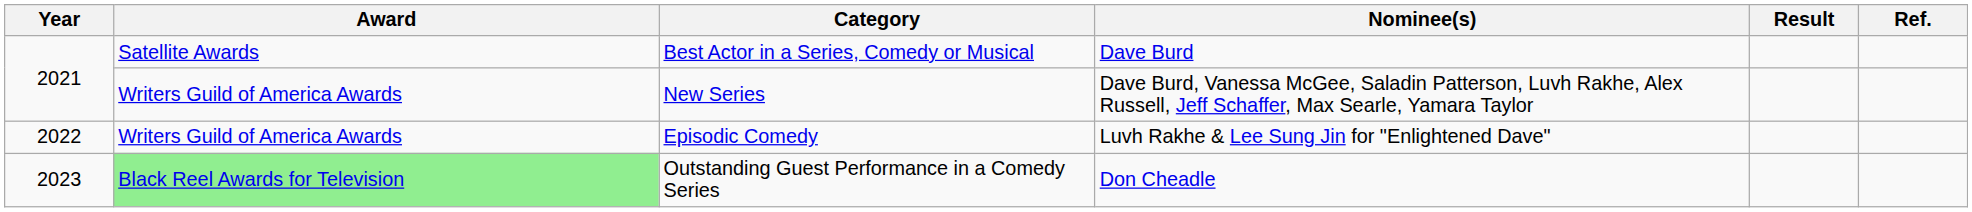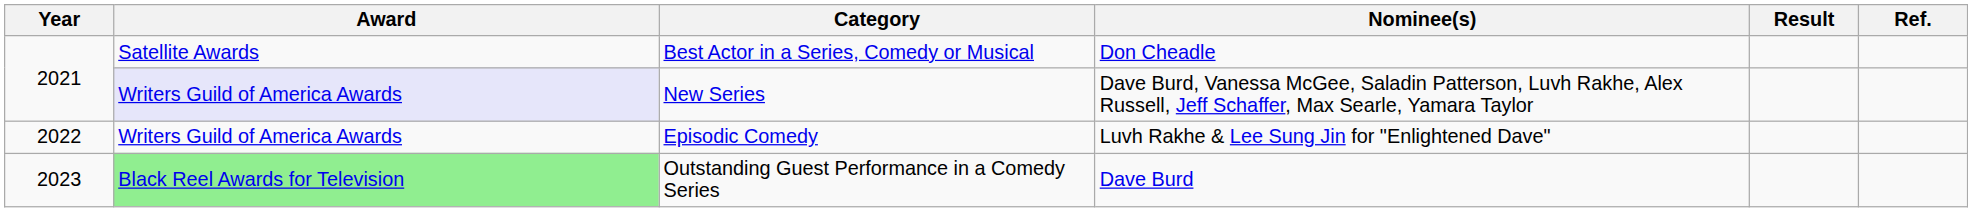(1147, 51) Dave Burd -> (1158, 51) Don Cheadle
(260, 94) no background -> (260, 94) lavender background
(1158, 179) Don Cheadle -> (1147, 179) Dave Burd
